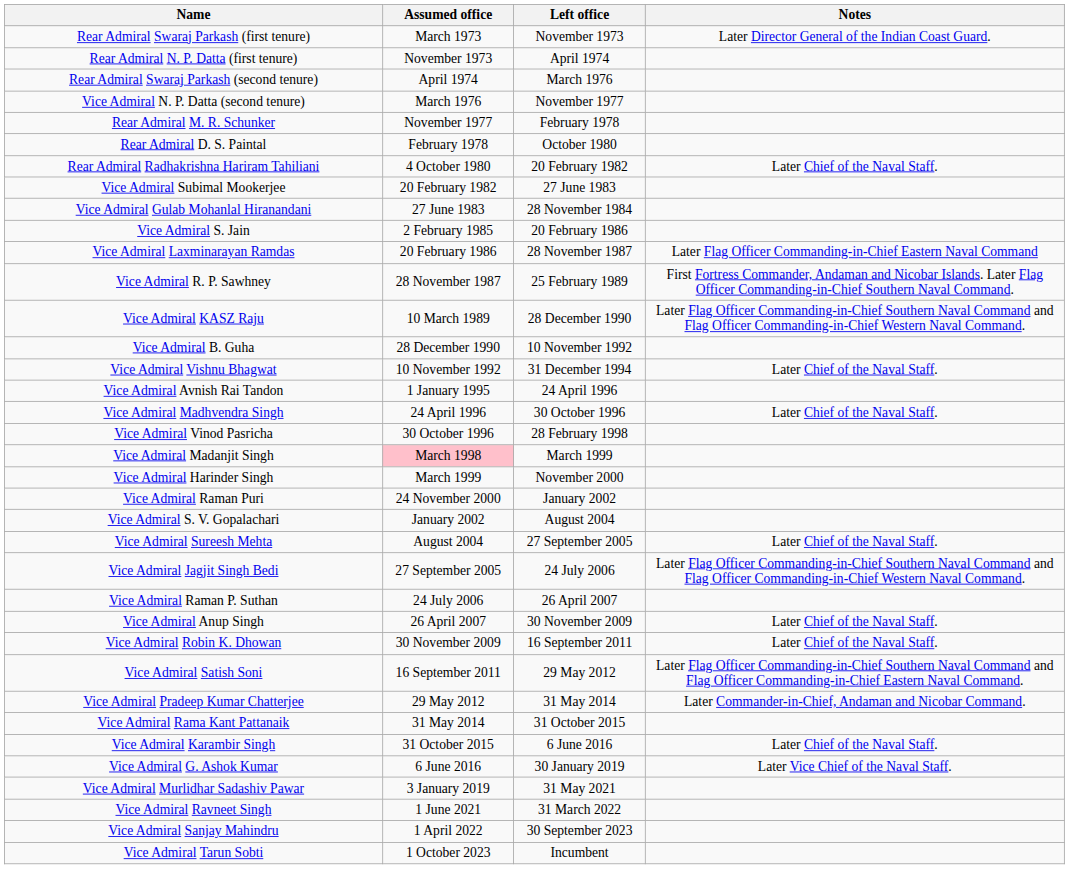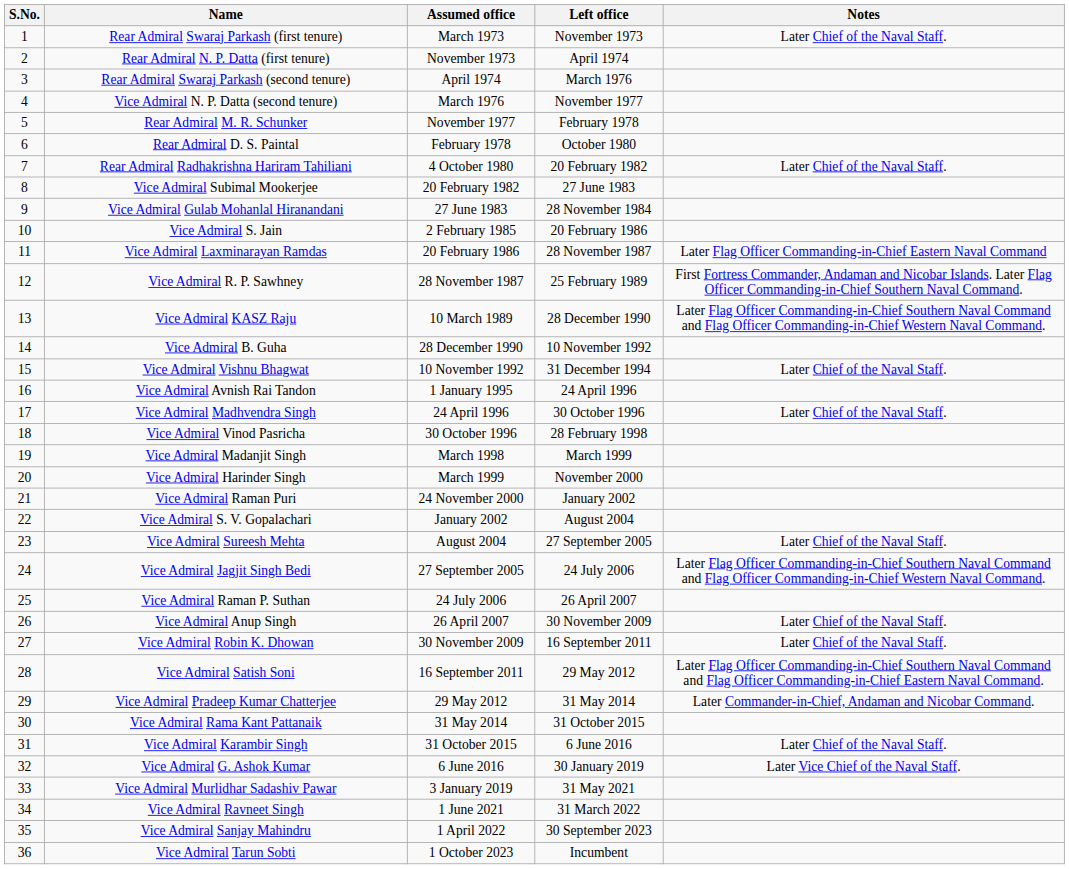+ column: (24, 15)
(855, 36) Later Director General of the Indian Coast Guard. -> (864, 36) Later Chief of the Naval Staff.
(448, 455) pink background -> (471, 455) no background
